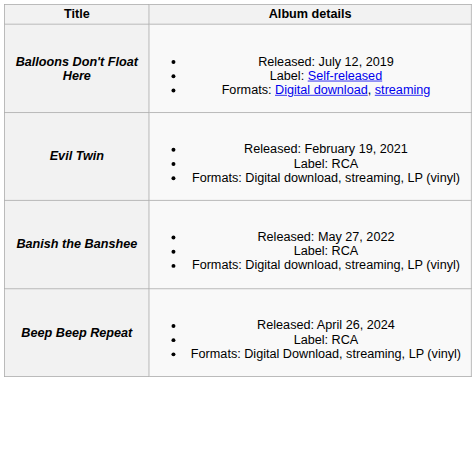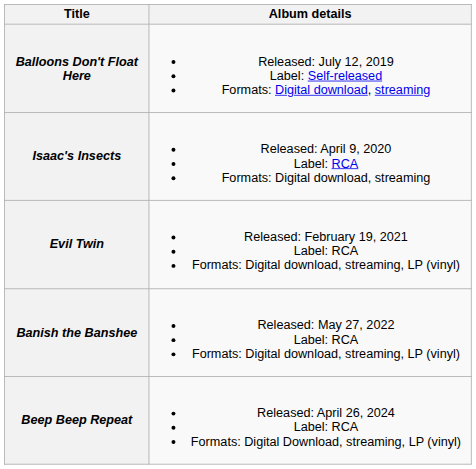+ row: (77, 156)
